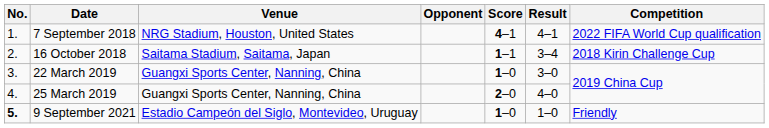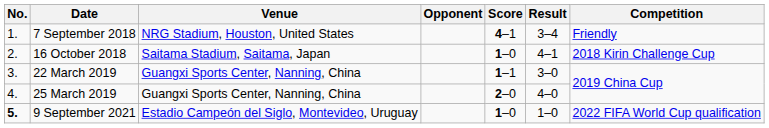(548, 34) 4–1 -> (548, 34) 3–4
(667, 34) 2022 FIFA World Cup qualification -> (595, 34) Friendly
(505, 53) 1–1 -> (505, 53) 1–0
(548, 53) 3–4 -> (548, 53) 4–1
(505, 73) 1–0 -> (505, 73) 1–1
(595, 113) Friendly -> (667, 113) 2022 FIFA World Cup qualification
